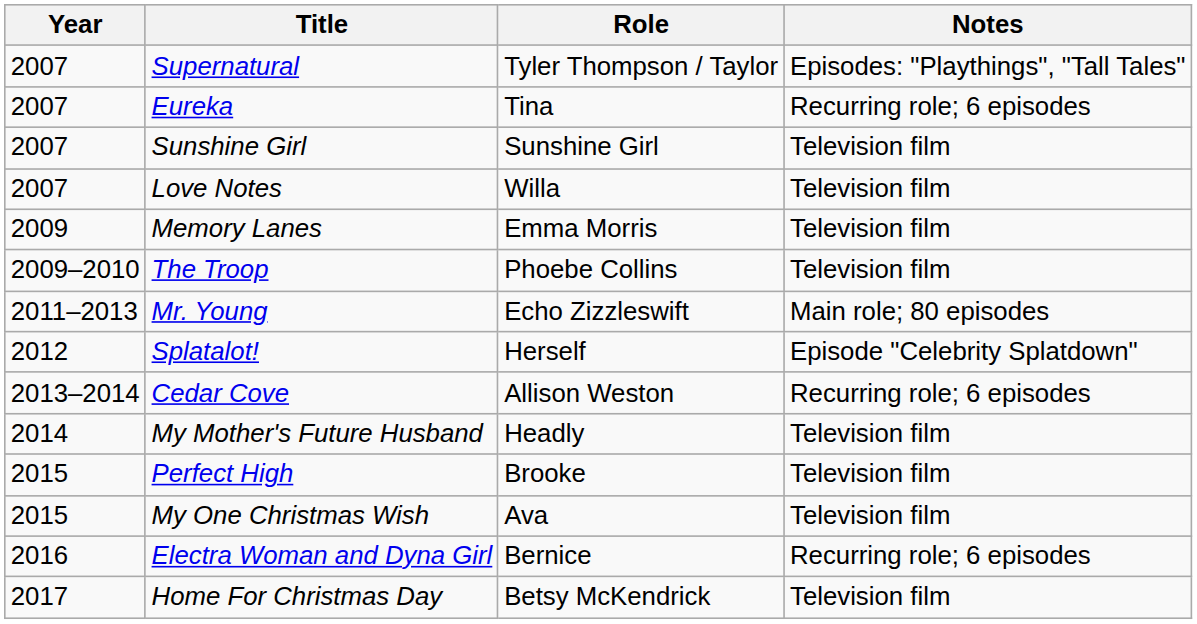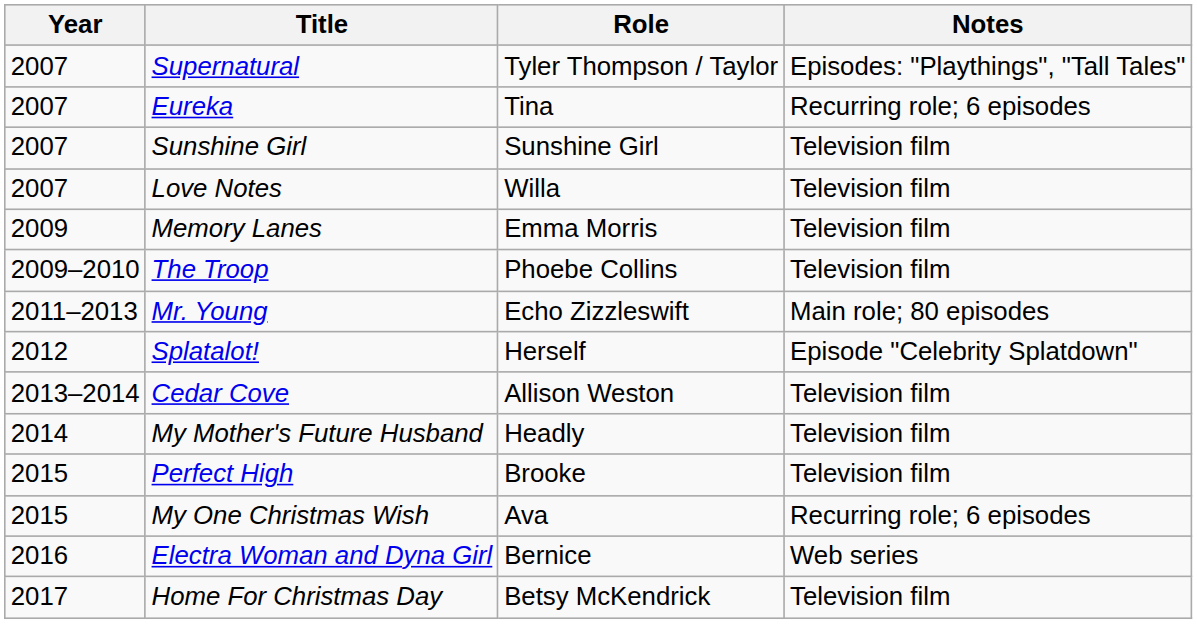(940, 392) Recurring role; 6 episodes -> (870, 392) Television film
(870, 515) Television film -> (940, 515) Recurring role; 6 episodes
(940, 556) Recurring role; 6 episodes -> (854, 556) Web series
